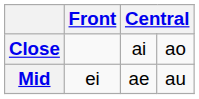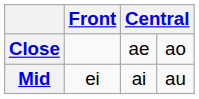(139, 49) ai -> (139, 49) ae
(139, 78) ae -> (139, 78) ai
